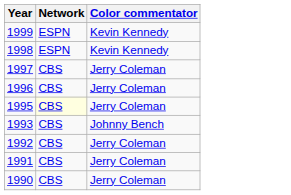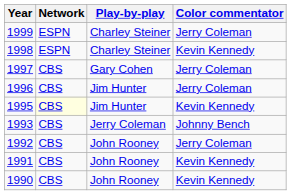+ column: (130, 13)
(129, 32) Kevin Kennedy -> (214, 32) Jerry Coleman
(128, 106) Jerry Coleman -> (215, 106) Kevin Kennedy
(128, 161) Jerry Coleman -> (215, 161) Kevin Kennedy
(128, 180) Jerry Coleman -> (215, 180) Kevin Kennedy
